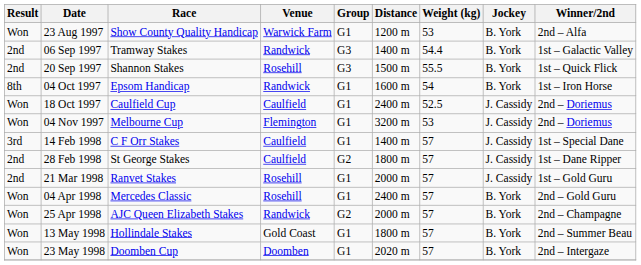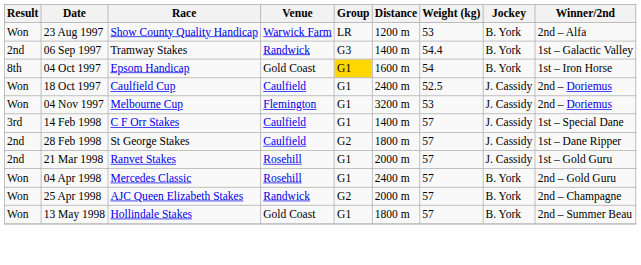(344, 31) G1 -> (344, 31) LR
- row: (72, 68)
(287, 86) Randwick -> (289, 68) Gold Coast
(344, 86) no background -> (344, 68) gold background
- row: (74, 251)
